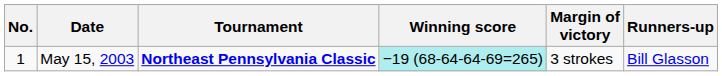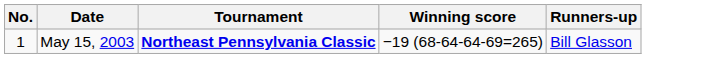- column: (585, 26)
(463, 59) paleturquoise background -> (463, 42) no background
